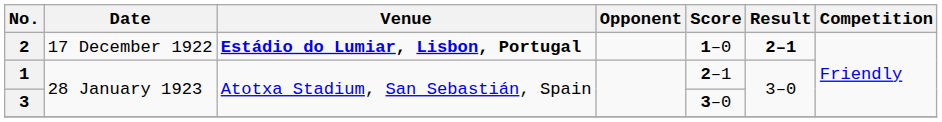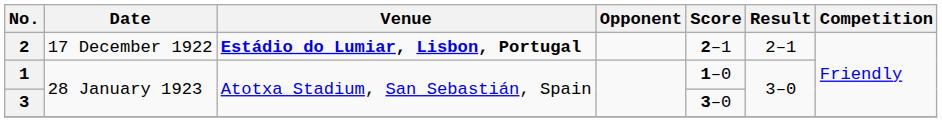(716, 47) 1–0 -> (716, 47) 2–1
(781, 47) bold -> (781, 47) normal
(716, 75) 2–1 -> (716, 75) 1–0
